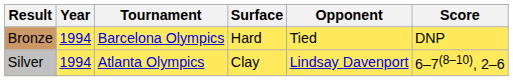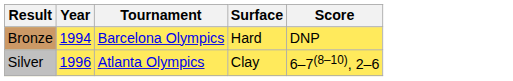- column: (349, 15)
(75, 62) 1994 -> (75, 62) 1996
